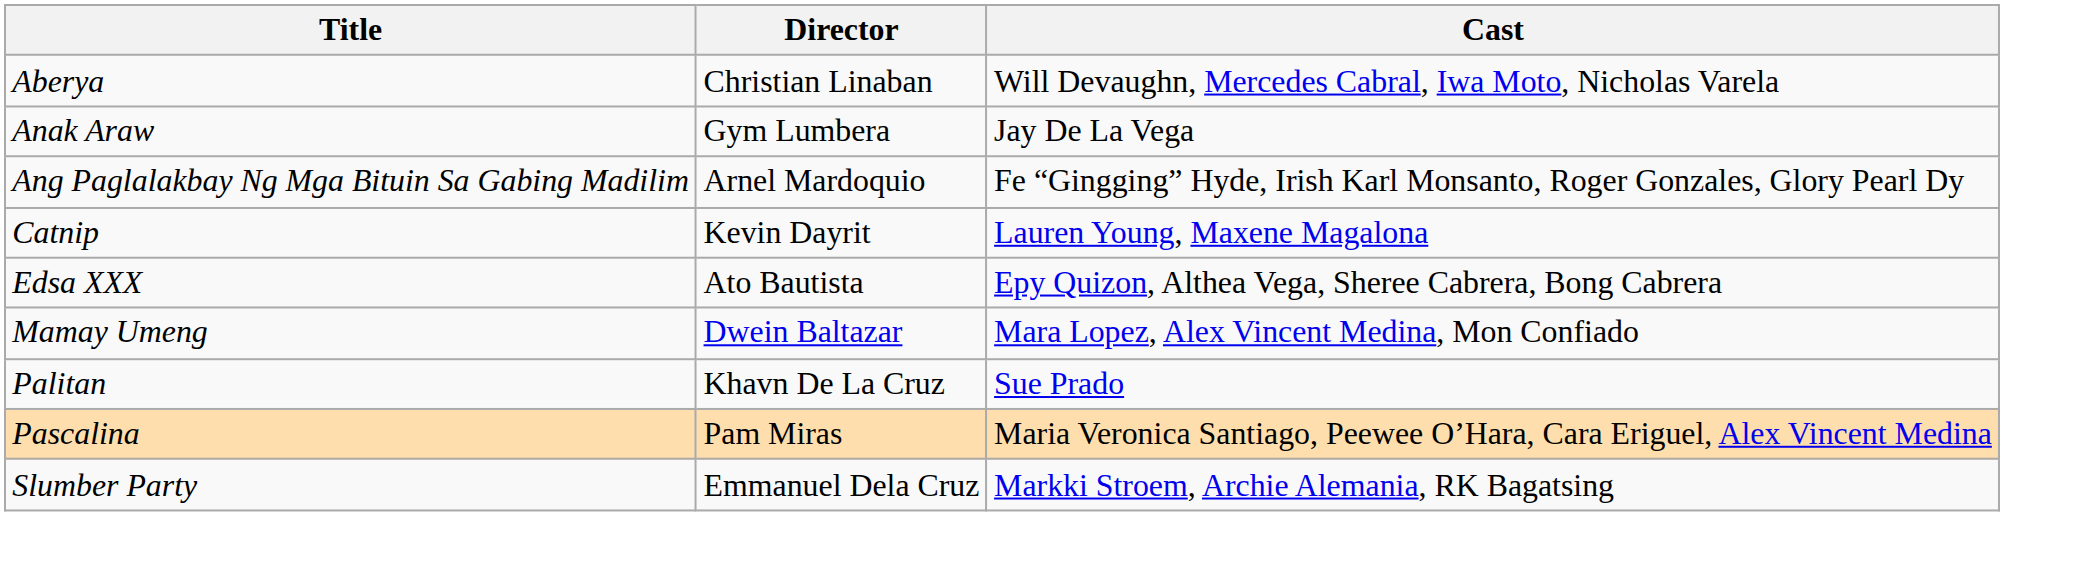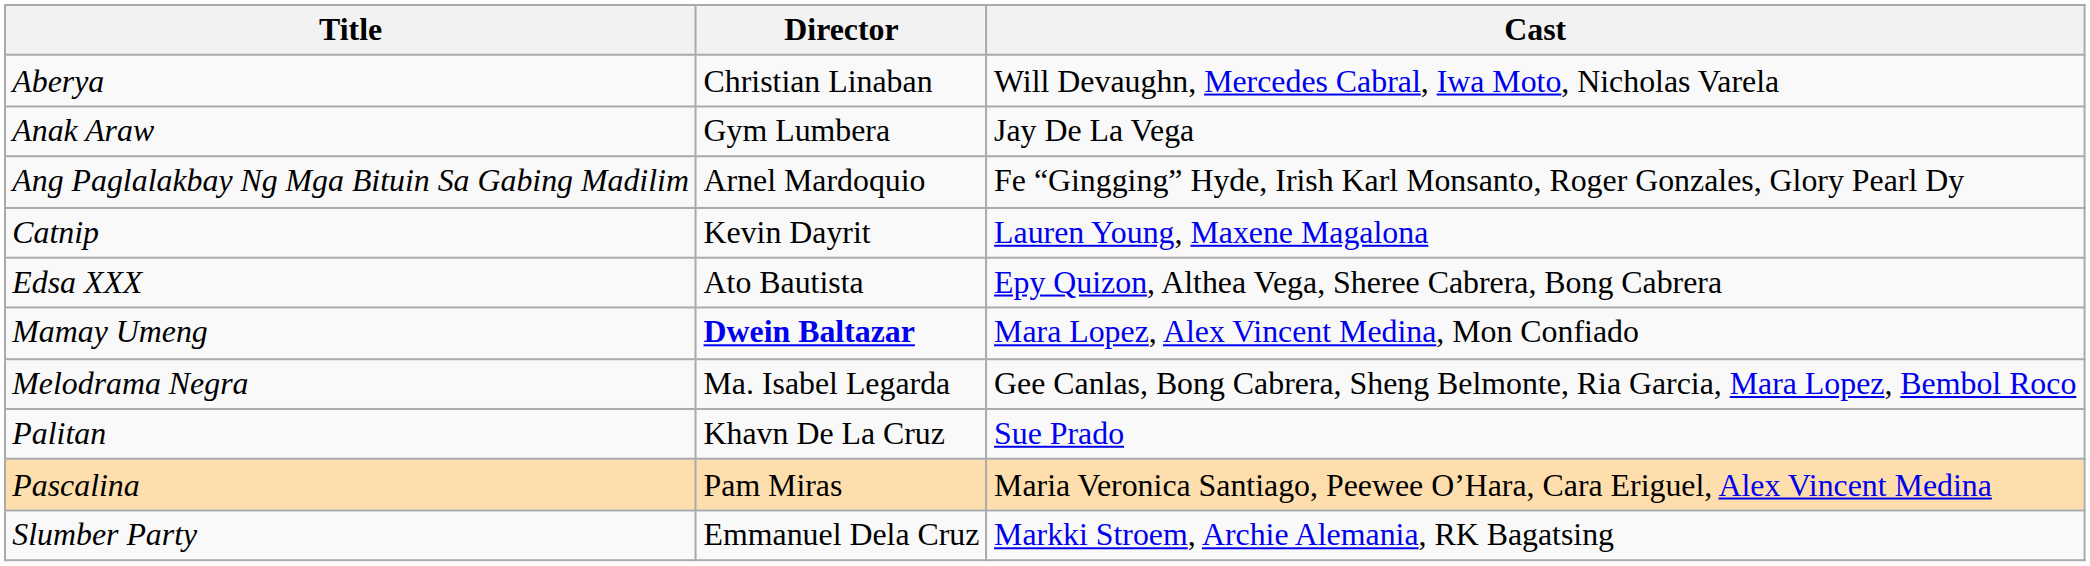(803, 332) normal -> (809, 332) bold
+ row: (130, 383)
